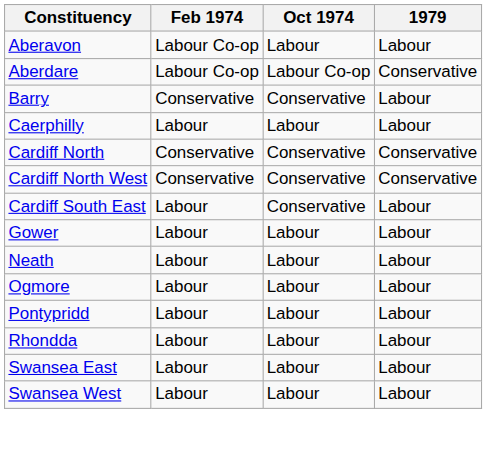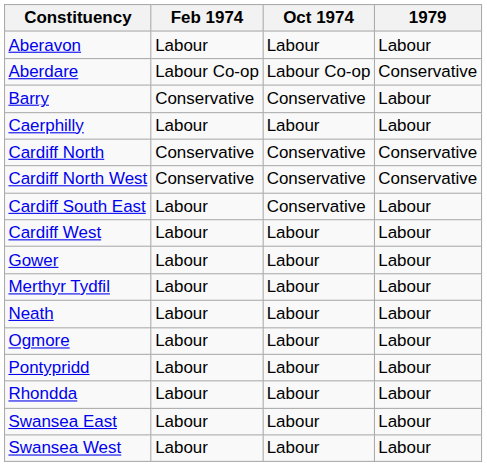(207, 44) Labour Co-op -> (182, 44) Labour
+ row: (55, 233)
+ row: (59, 286)
